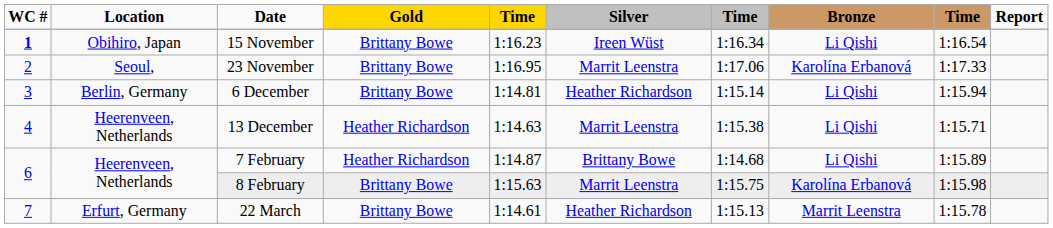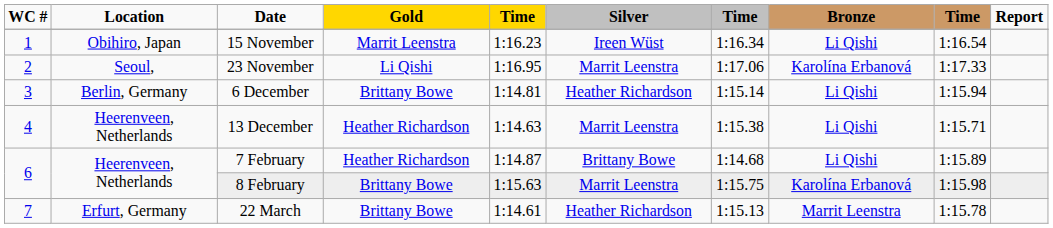(28, 42) bold -> (28, 42) normal
(406, 42) Brittany Bowe -> (406, 42) Marrit Leenstra
(406, 67) Brittany Bowe -> (406, 67) Li Qishi
